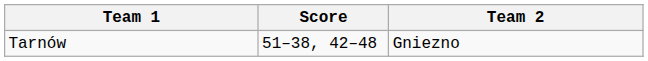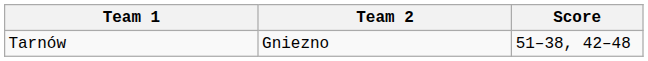columns swapped: (516, 18) <-> (324, 18)
